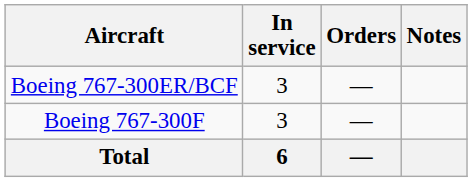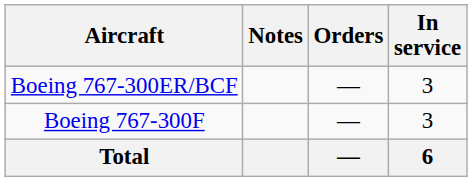columns swapped: (282, 35) <-> (434, 35)
